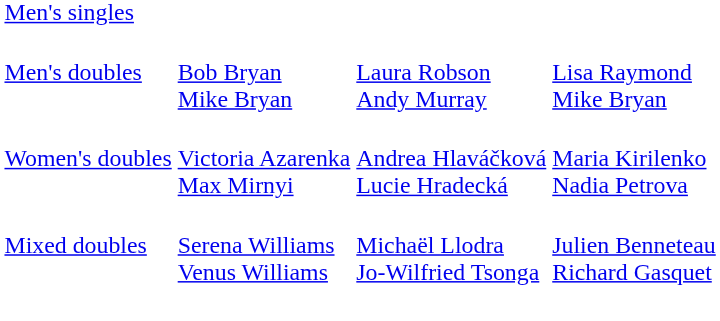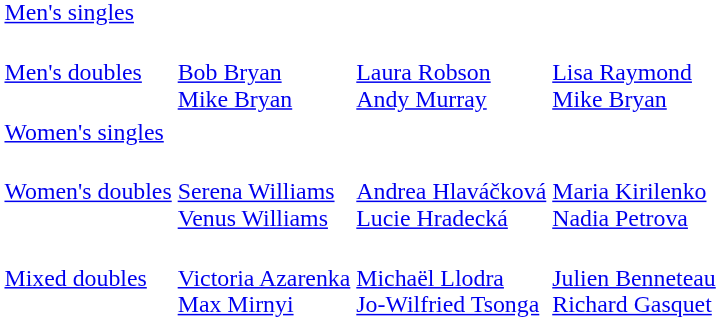+ row: (84, 131)
(264, 172) Victoria Azarenka Max Mirnyi -> (256, 204) Serena Williams Venus Williams
(256, 258) Serena Williams Venus Williams -> (264, 291) Victoria Azarenka Max Mirnyi
